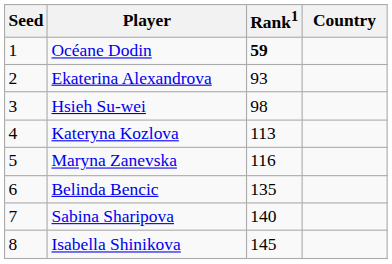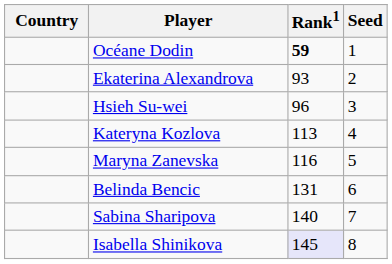columns swapped: (344, 20) <-> (26, 20)
(259, 106) 98 -> (300, 106) 96
(263, 188) 135 -> (305, 188) 131
(263, 244) no background -> (305, 244) lavender background
